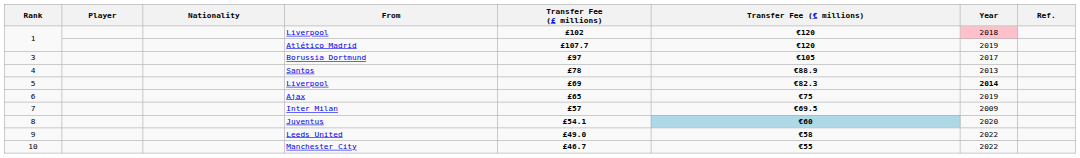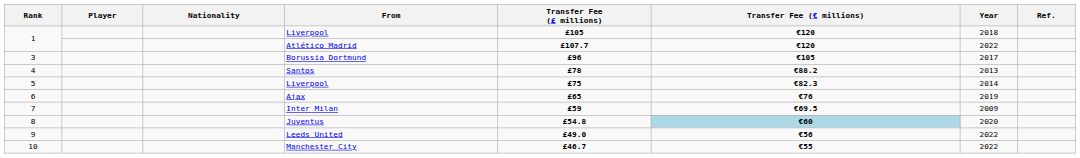(574, 32) £102 -> (574, 32) £105
(989, 32) pink background -> (989, 32) no background
(989, 45) 2019 -> (989, 45) 2022
(574, 58) £97 -> (574, 58) £96
(806, 71) €88.9 -> (806, 71) €88.2
(574, 83) £69 -> (574, 83) £75
(989, 83) bold -> (989, 83) normal
(806, 96) €75 -> (806, 96) €76
(574, 109) £57 -> (574, 109) £59
(574, 121) £54.1 -> (574, 121) £54.8
(806, 134) €58 -> (806, 134) €56
